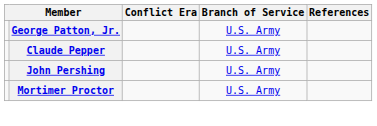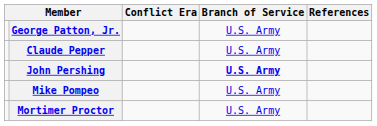(253, 71) normal -> (253, 71) bold
+ row: (66, 91)
